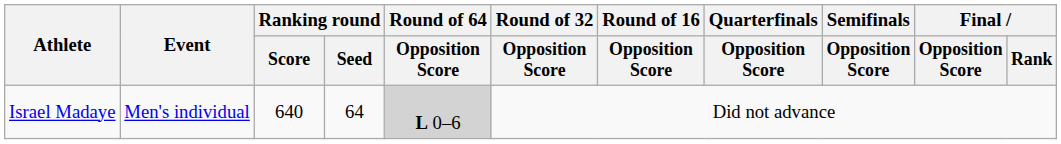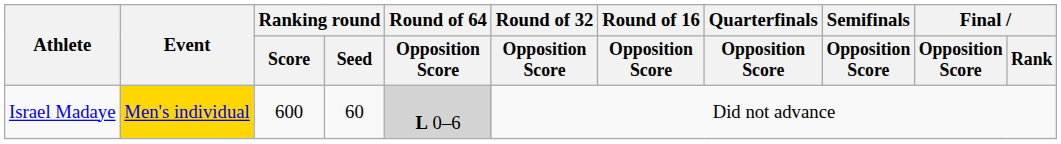(187, 112) no background -> (187, 112) gold background
(289, 112) 640 -> (289, 112) 600
(354, 112) 64 -> (354, 112) 60
